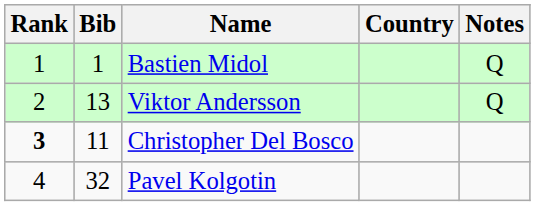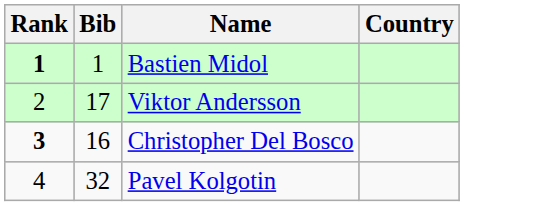- column: (495, 24)
(39, 63) normal -> (39, 63) bold
(98, 102) 13 -> (98, 102) 17
(98, 141) 11 -> (98, 141) 16
